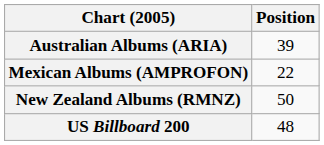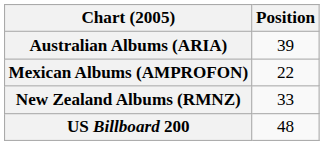(286, 99) 50 -> (286, 99) 33
